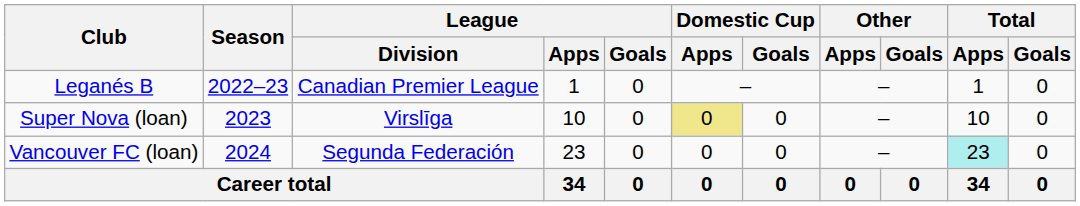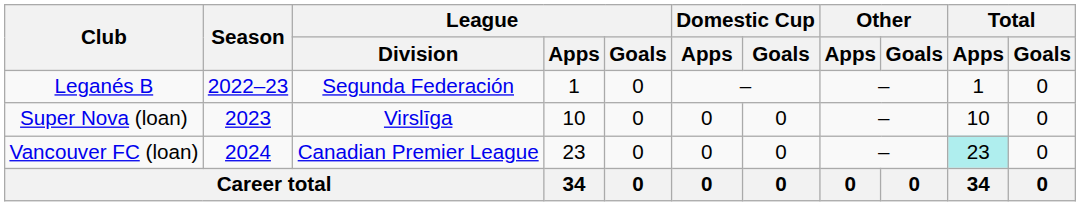(418, 86) Canadian Premier League -> (418, 86) Segunda Federación
(707, 119) khaki background -> (707, 119) no background
(418, 151) Segunda Federación -> (418, 151) Canadian Premier League
